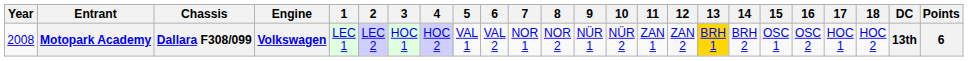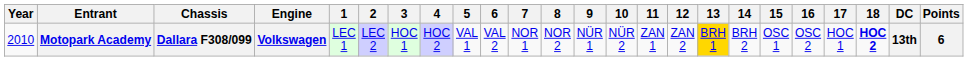(21, 39) 2008 -> (21, 39) 2010
(873, 39) normal -> (873, 39) bold
